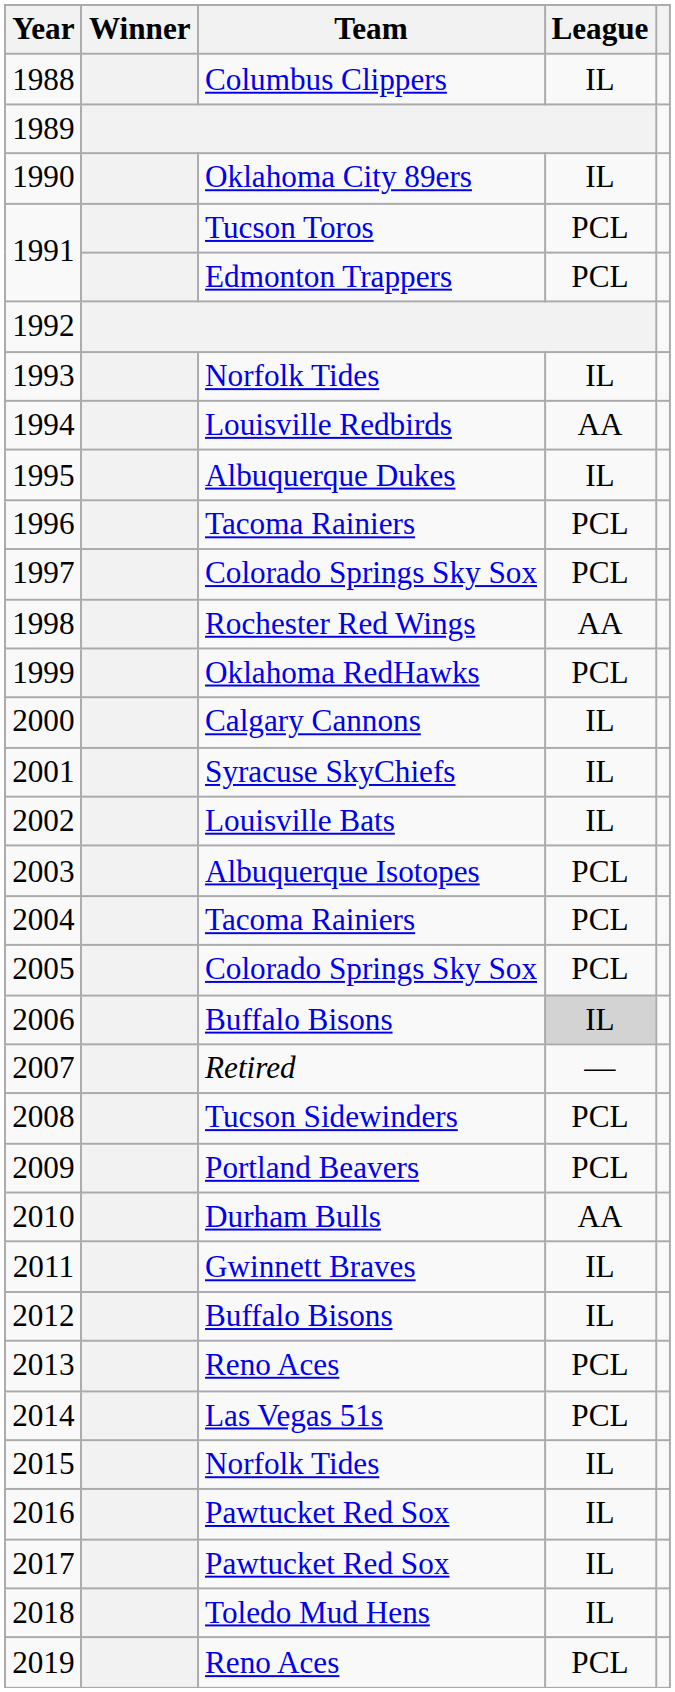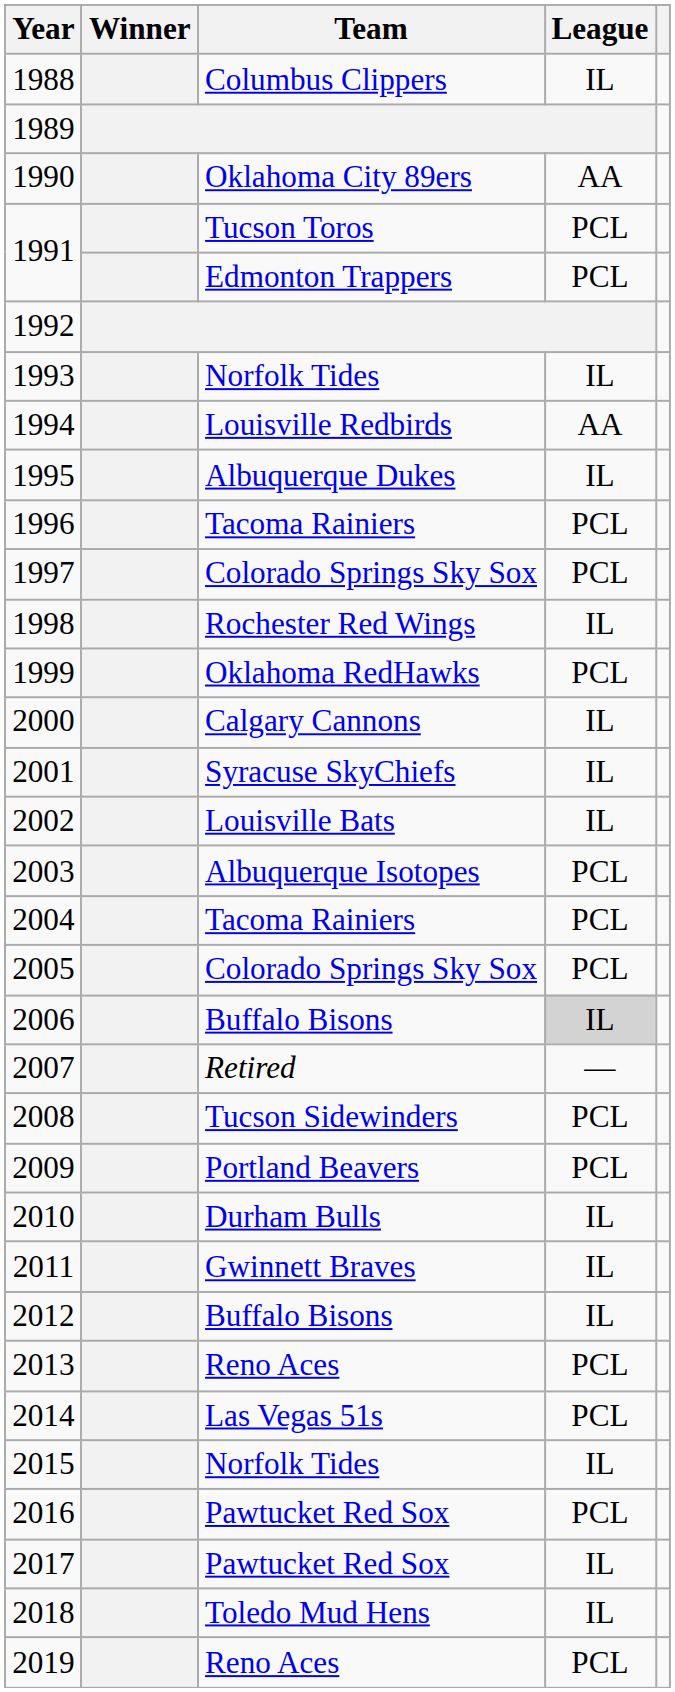(600, 177) IL -> (600, 177) AA
(600, 623) AA -> (600, 623) IL
(600, 1216) AA -> (600, 1216) IL
(600, 1513) IL -> (600, 1513) PCL
